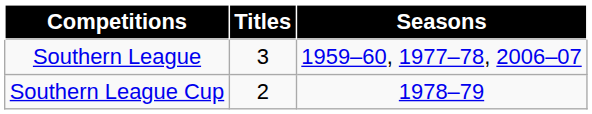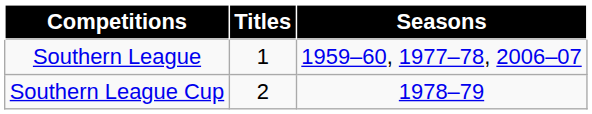(263, 56) 3 -> (263, 56) 1
